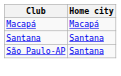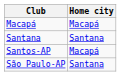+ row: (28, 51)
